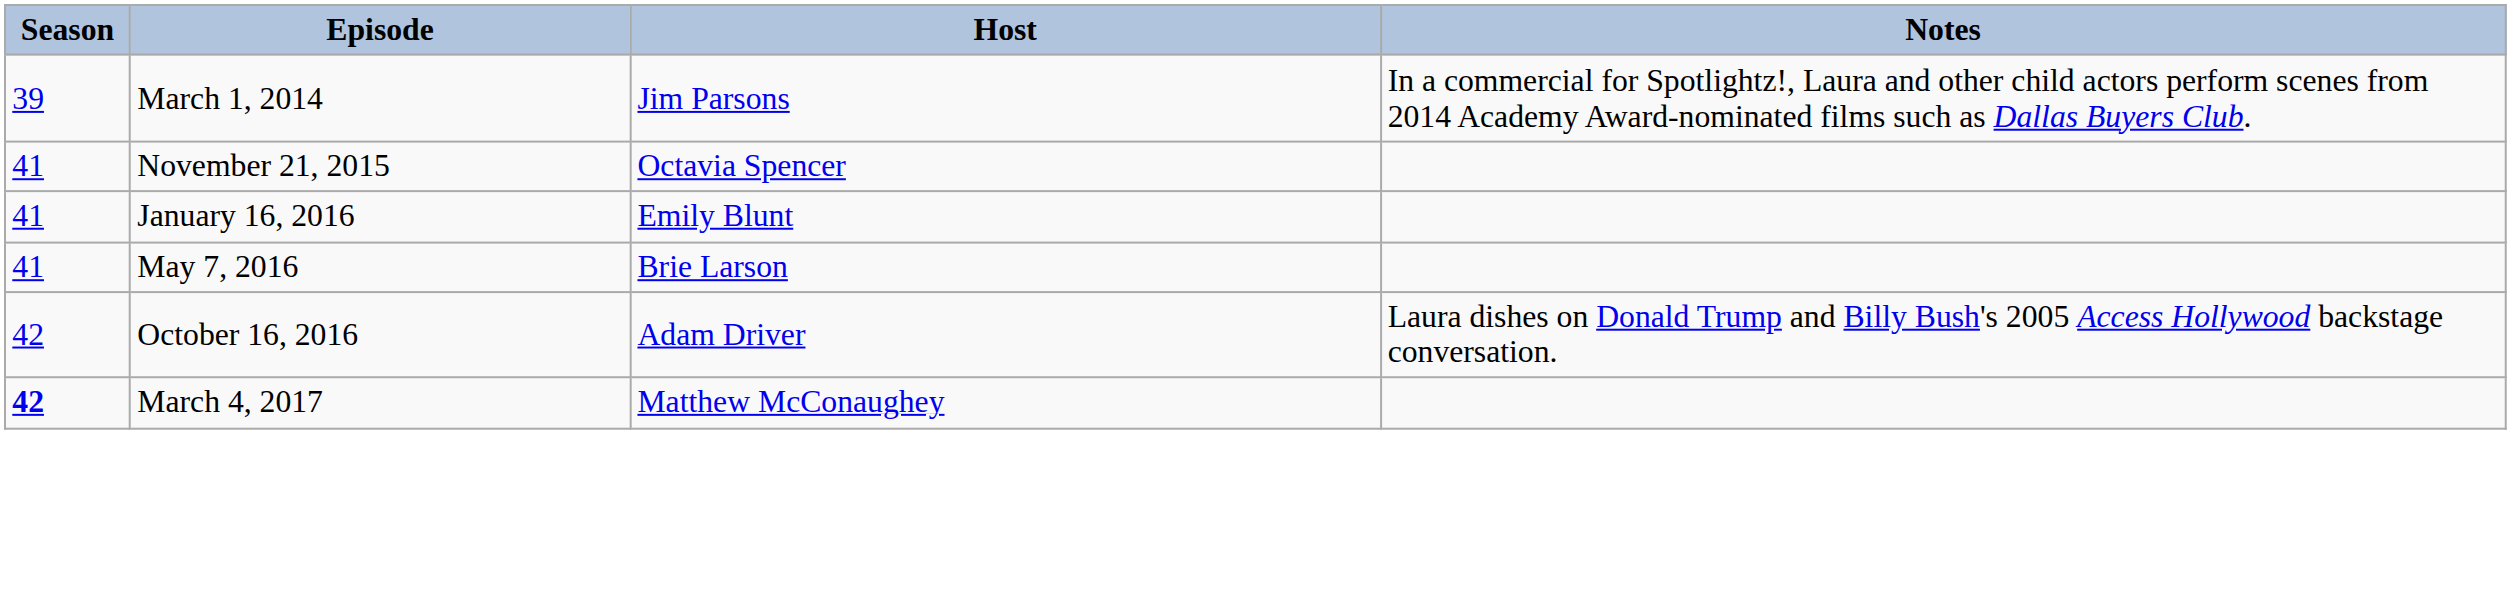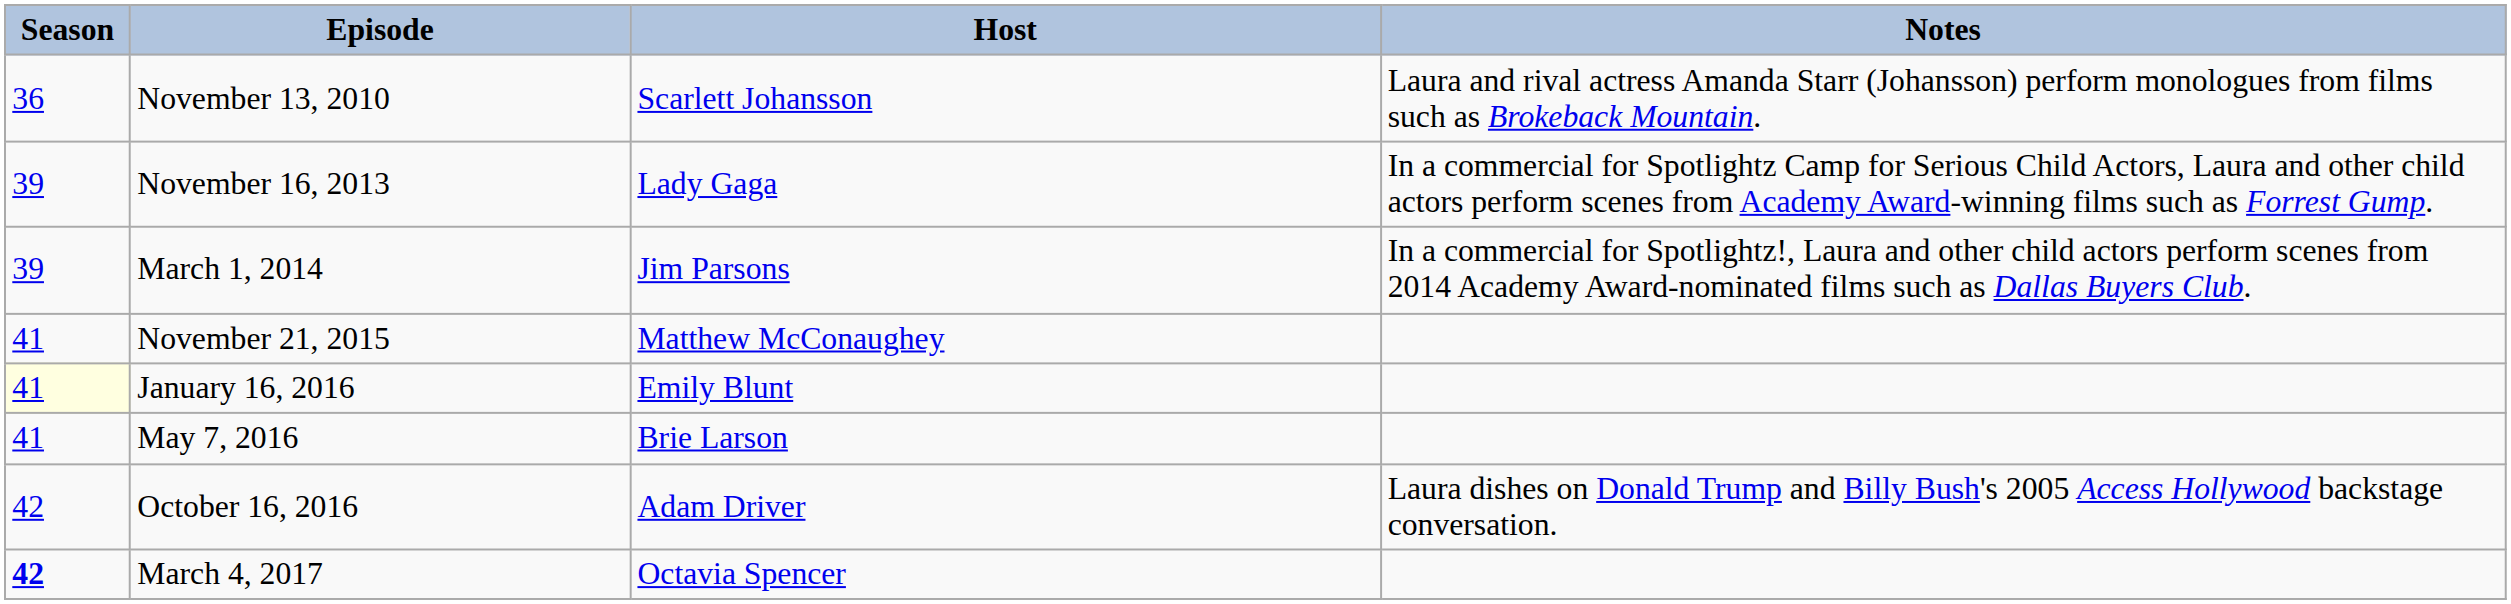+ row: (264, 97)
+ row: (264, 183)
(742, 165) Octavia Spencer -> (791, 337) Matthew McConaughey
(28, 215) no background -> (28, 387) lightyellow background
(791, 402) Matthew McConaughey -> (742, 574) Octavia Spencer
